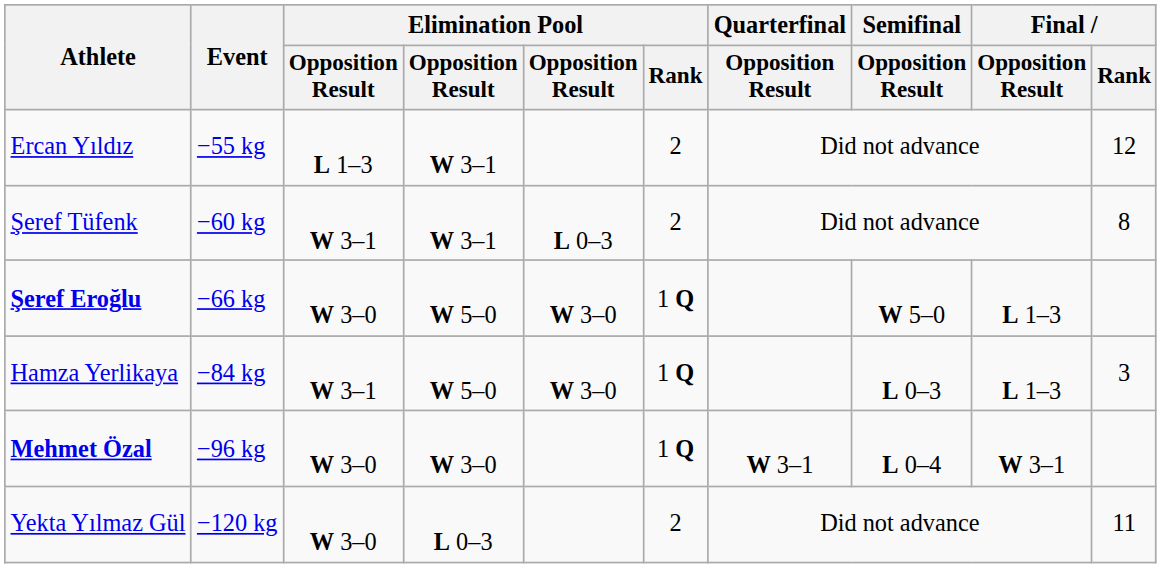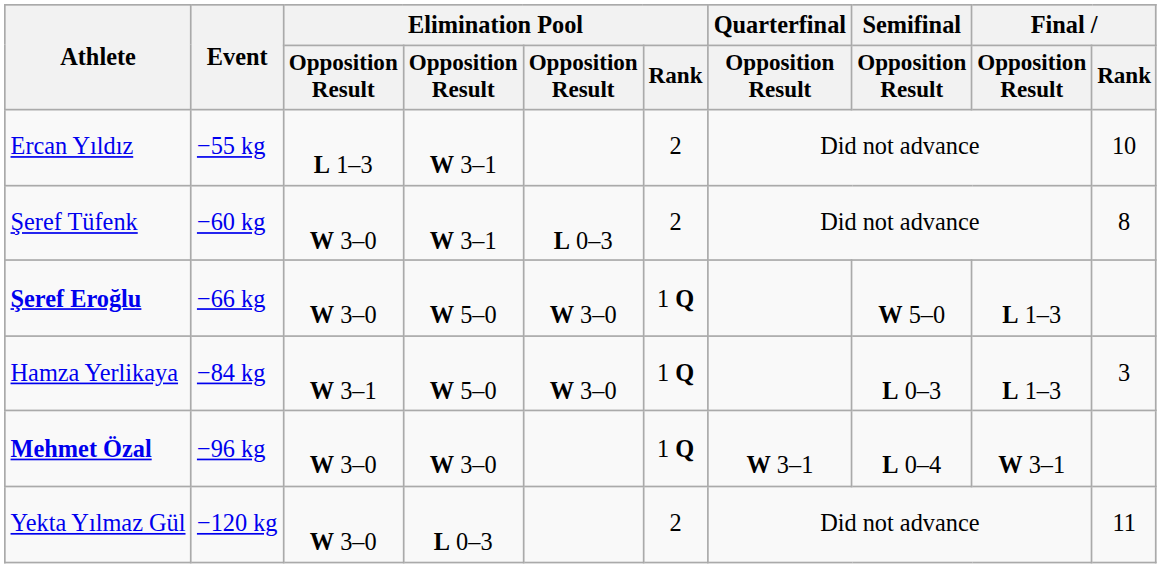(1124, 147) 12 -> (1124, 147) 10
(343, 240) W 3–1 -> (343, 240) W 3–0
